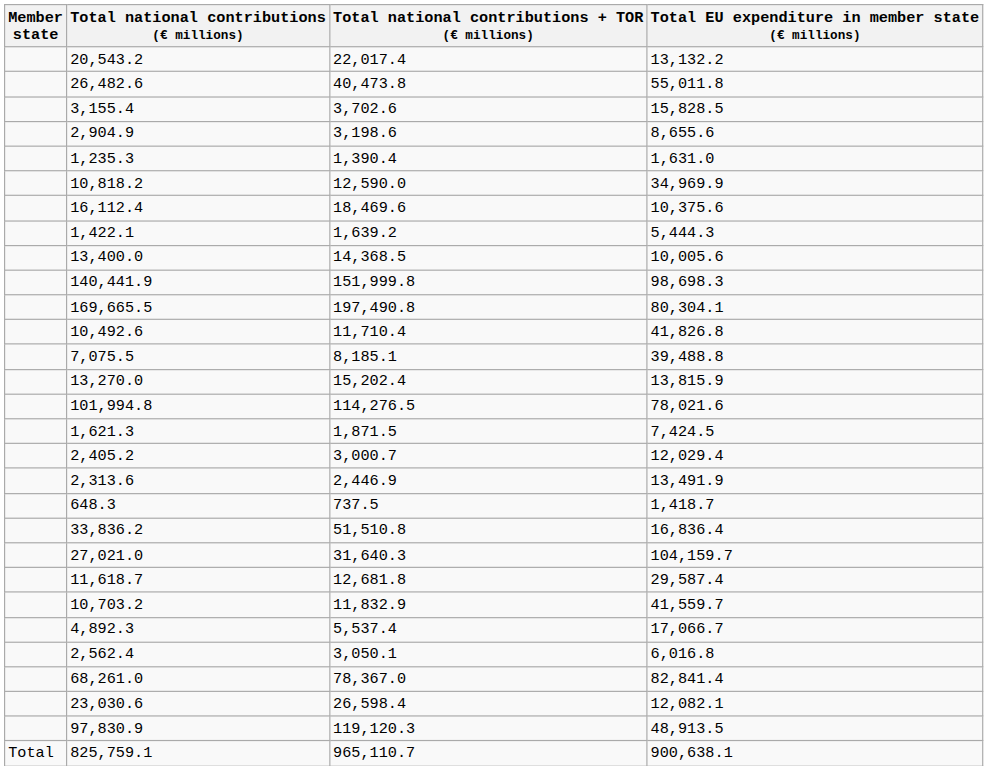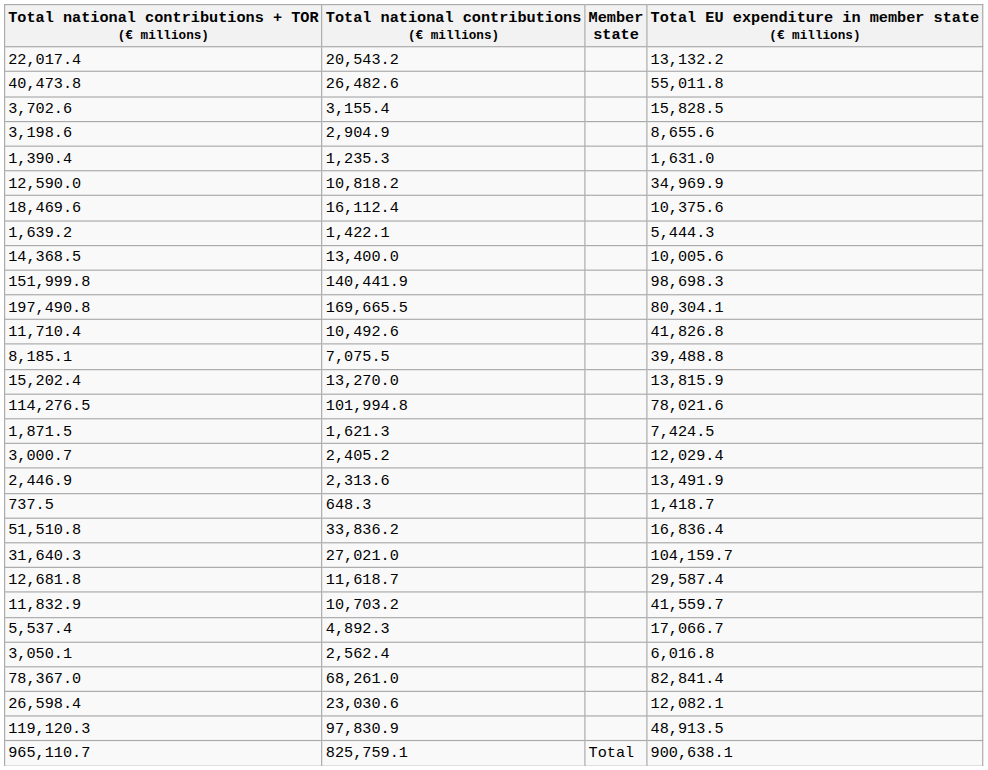columns swapped: (36, 26) <-> (488, 25)
